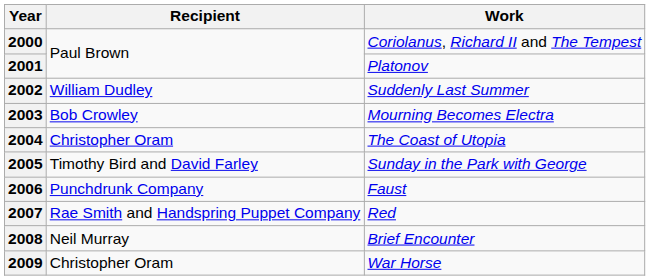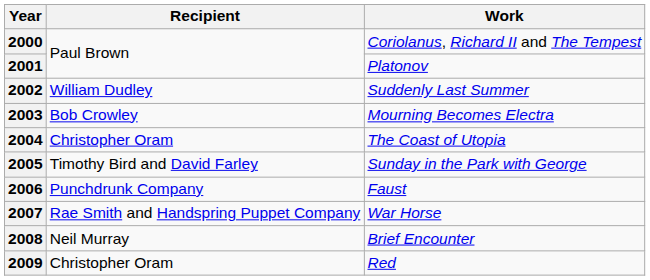(382, 213) Red -> (404, 213) War Horse
(404, 262) War Horse -> (382, 262) Red
